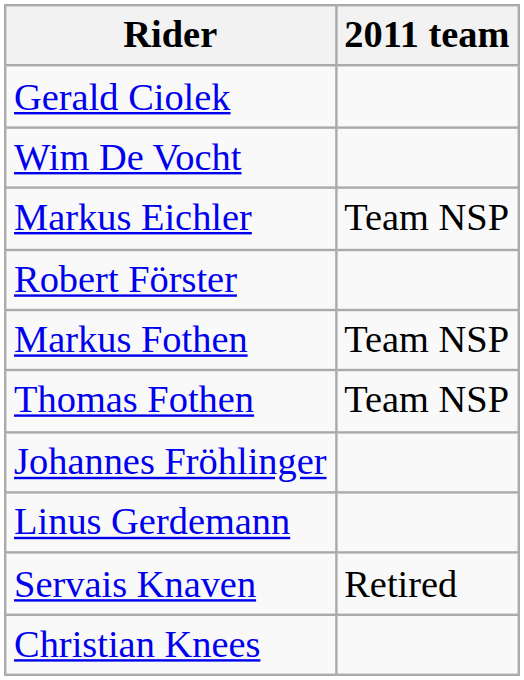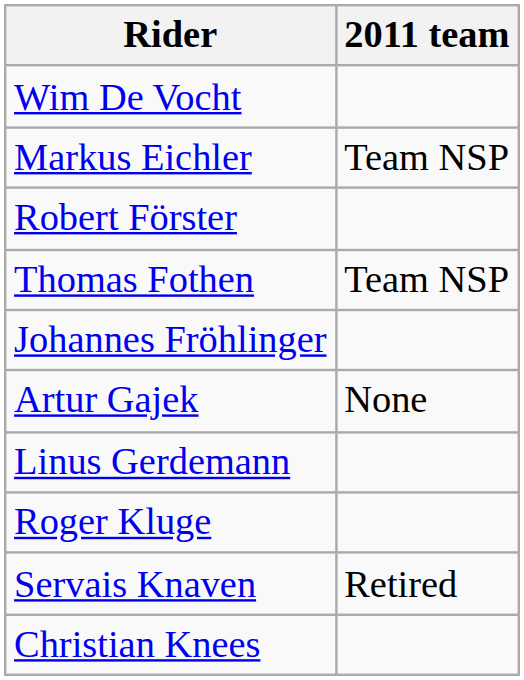- row: (122, 95)
- row: (131, 339)
+ row: (106, 400)
+ row: (113, 522)
